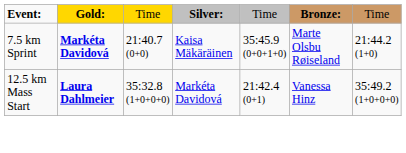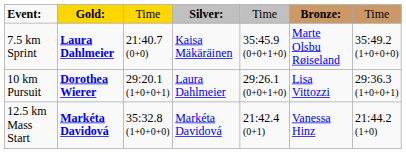(84, 46) Markéta Davidová -> (87, 46) Laura Dahlmeier
(373, 46) 21:44.2 (1+0) -> (377, 46) 35:49.2 (1+0+0+0)
+ row: (24, 85)
(87, 92) Laura Dahlmeier -> (84, 125) Markéta Davidová
(377, 92) 35:49.2 (1+0+0+0) -> (373, 125) 21:44.2 (1+0)
